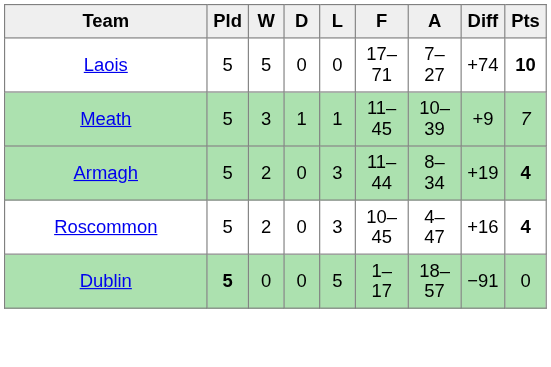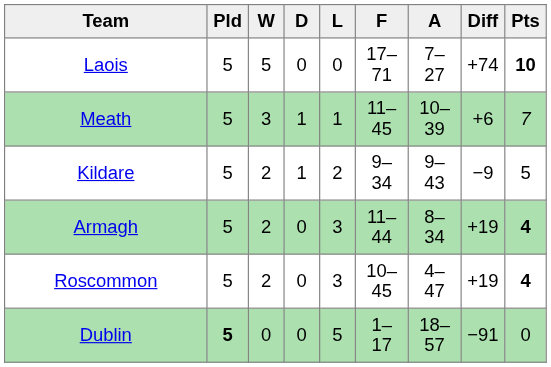(483, 118) +9 -> (483, 118) +6
+ row: (106, 172)
(483, 227) +16 -> (483, 281) +19
